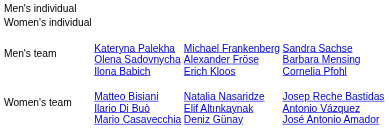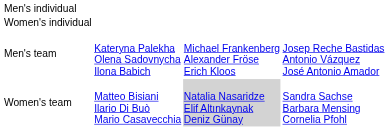(322, 60) Sandra Sachse Barbara Mensing Cornelia Pfohl -> (334, 60) Josep Reche Bastidas Antonio Vázquez José Antonio Amador
(224, 108) no background -> (224, 108) lightgrey background
(334, 108) Josep Reche Bastidas Antonio Vázquez José Antonio Amador -> (322, 108) Sandra Sachse Barbara Mensing Cornelia Pfohl
